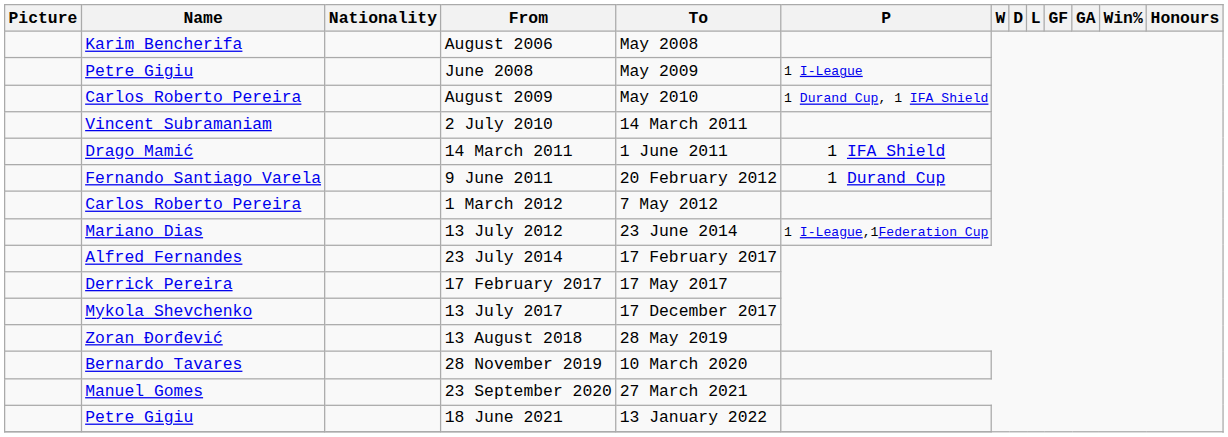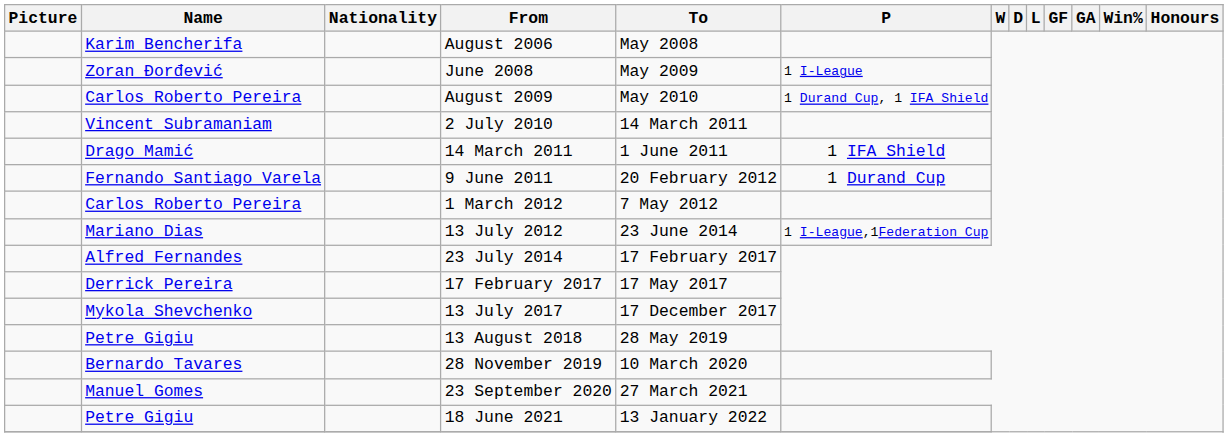(139, 71) Petre Gigiu -> (154, 71) Zoran Đorđević
(154, 338) Zoran Đorđević -> (139, 338) Petre Gigiu
